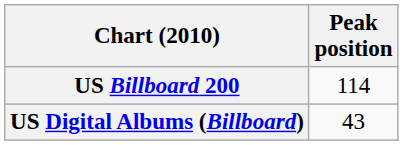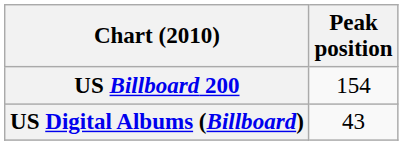(354, 85) 114 -> (354, 85) 154
